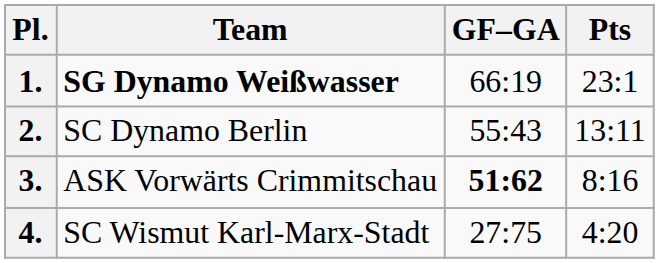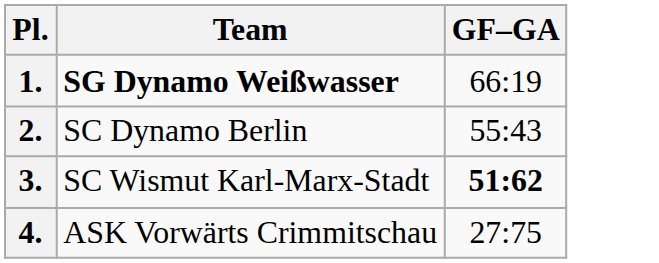- column: (610, 29)
(250, 181) ASK Vorwärts Crimmitschau -> (246, 181) SC Wismut Karl-Marx-Stadt
(246, 231) SC Wismut Karl-Marx-Stadt -> (250, 231) ASK Vorwärts Crimmitschau
